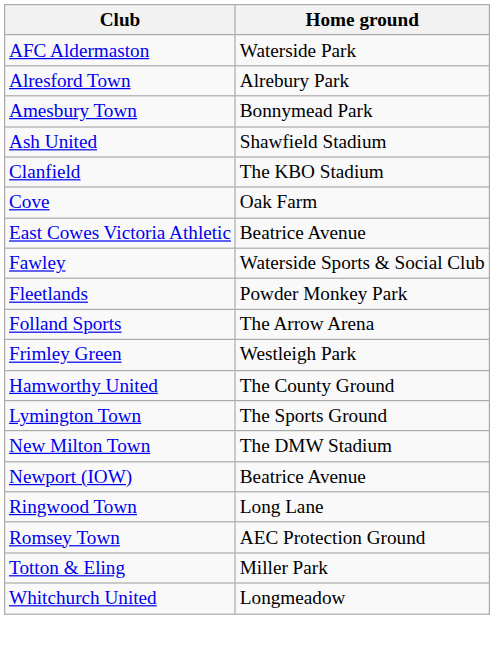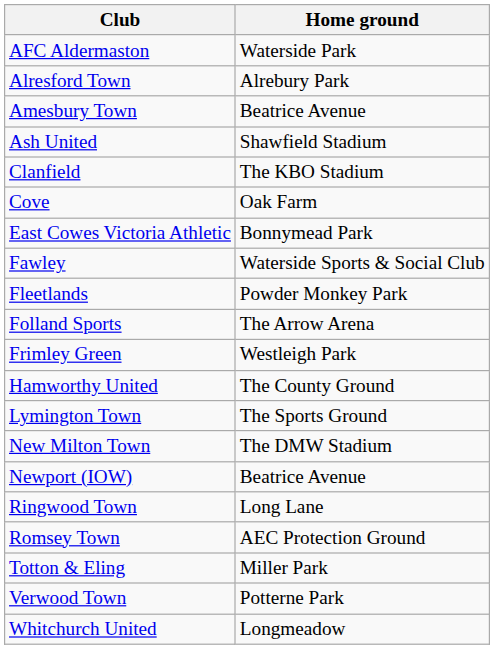(306, 111) Bonnymead Park -> (303, 111) Beatrice Avenue
(303, 232) Beatrice Avenue -> (306, 232) Bonnymead Park
+ row: (68, 598)
